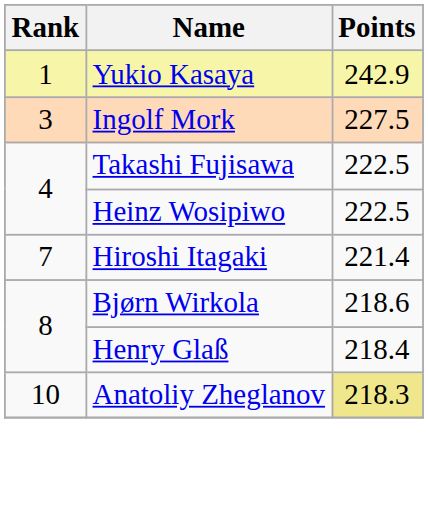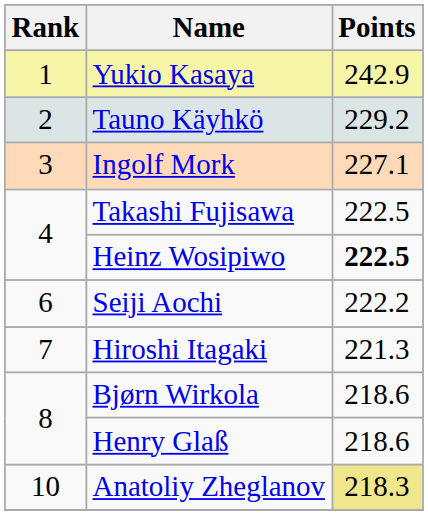+ row: (178, 119)
(377, 119) 227.5 -> (377, 165) 227.1
(377, 211) normal -> (377, 257) bold
+ row: (157, 303)
(377, 257) 221.4 -> (377, 348) 221.3
(377, 348) 218.4 -> (377, 440) 218.6
